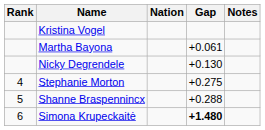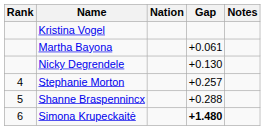(206, 82) +0.275 -> (206, 82) +0.257
